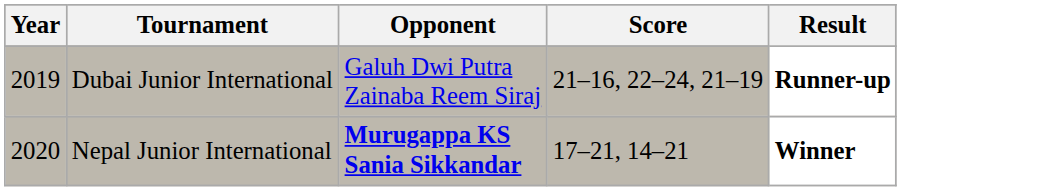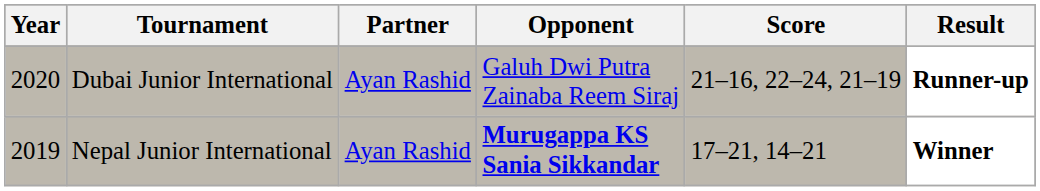+ column: (408, 25)
(35, 80) 2019 -> (35, 80) 2020
(35, 150) 2020 -> (35, 150) 2019
